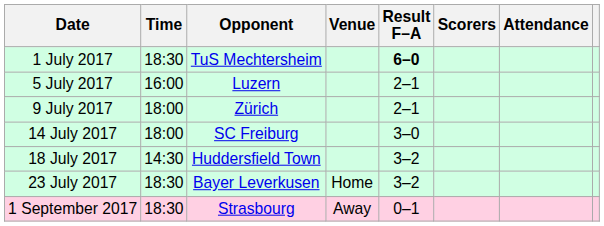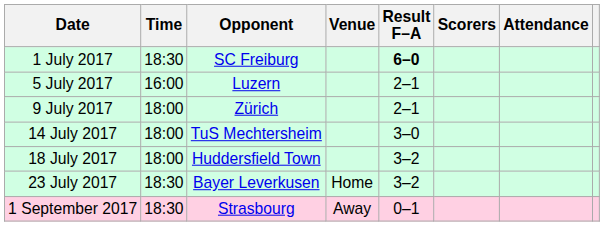(256, 59) TuS Mechtersheim -> (256, 59) SC Freiburg
(256, 134) SC Freiburg -> (256, 134) TuS Mechtersheim
(164, 158) 14:30 -> (164, 158) 18:00
